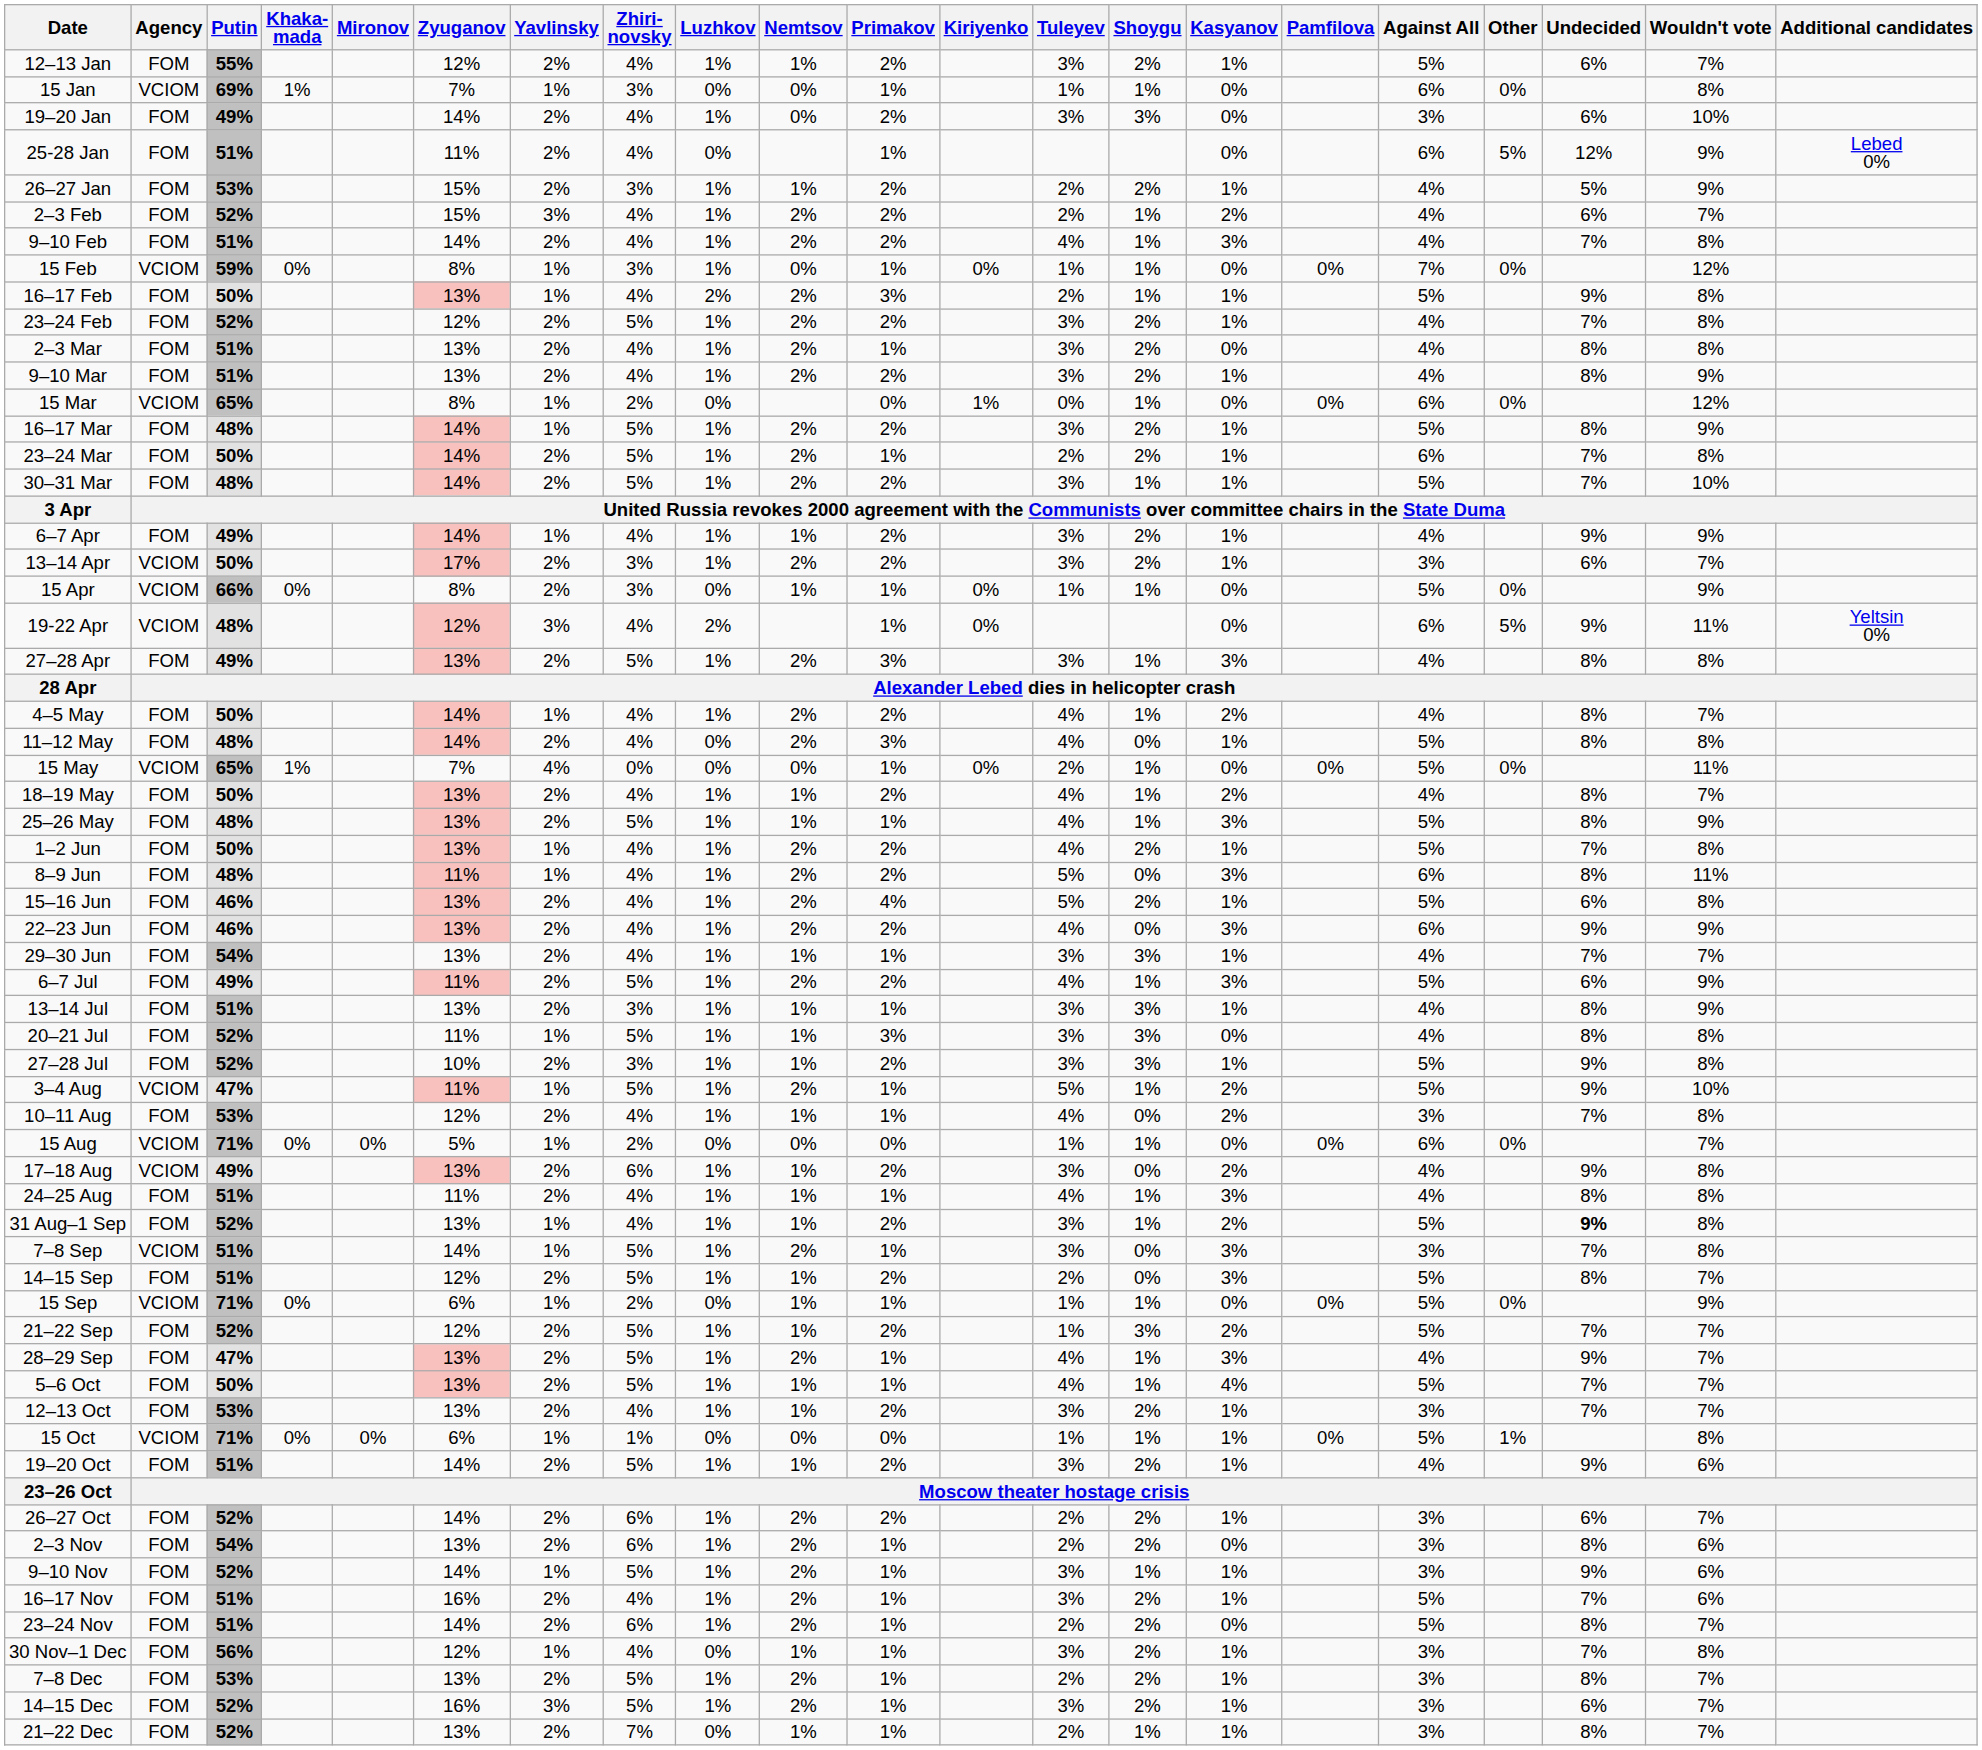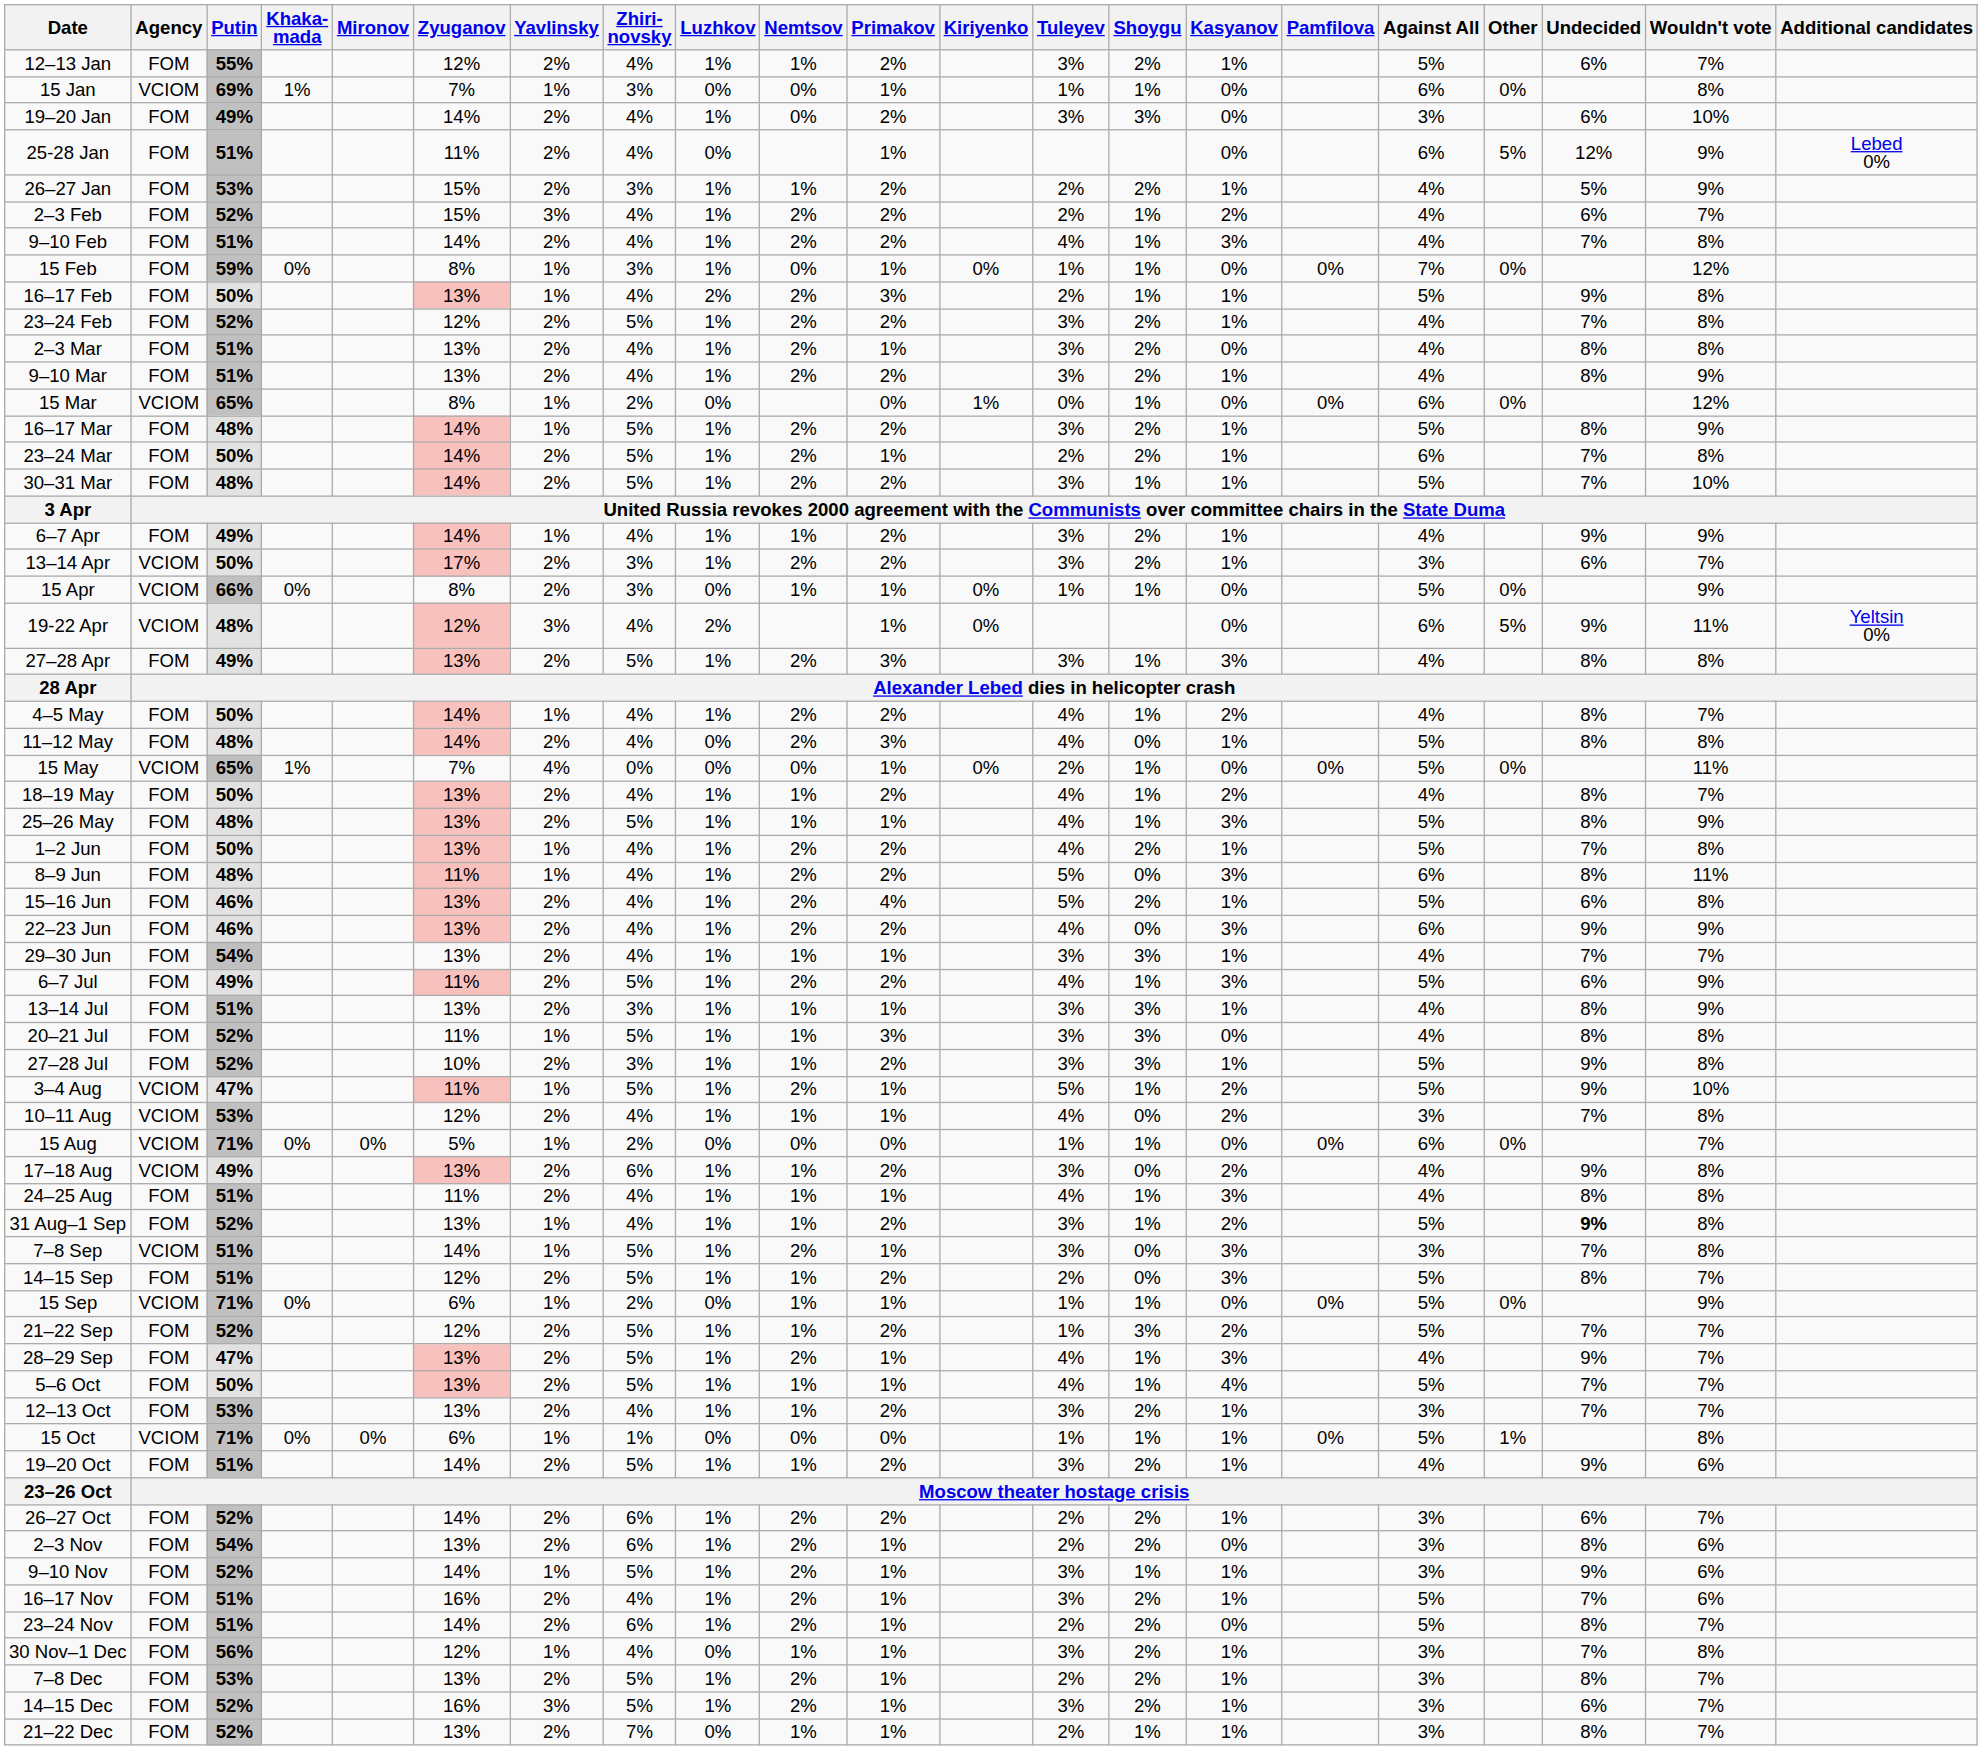(169, 269) VCIOM -> (169, 269) FOM
(169, 1117) FOM -> (169, 1117) VCIOM
